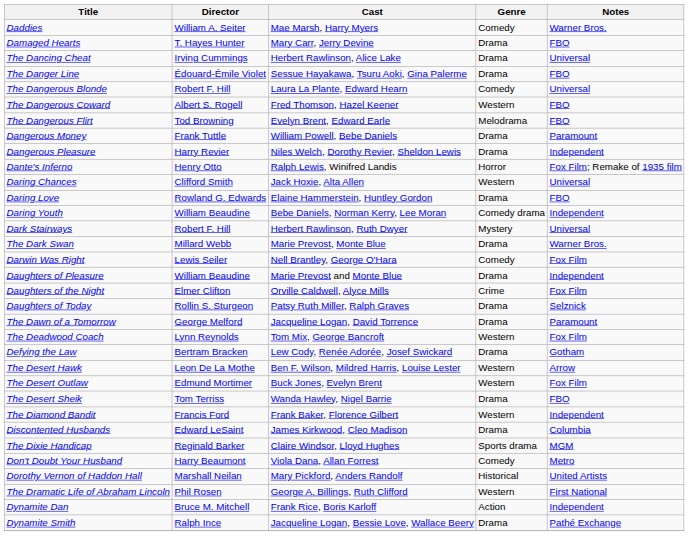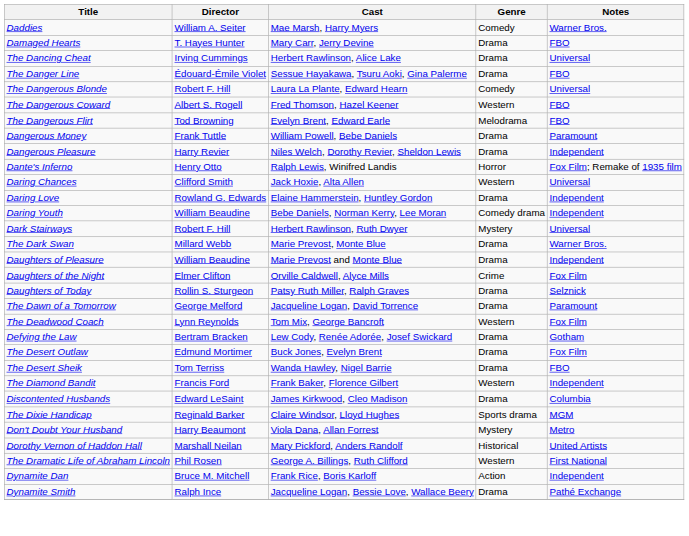(560, 197) FBO -> (577, 197) Independent
- row: (46, 259)
- row: (44, 368)
(496, 383) Western -> (493, 352) Drama
(496, 461) Comedy -> (495, 430) Mystery
